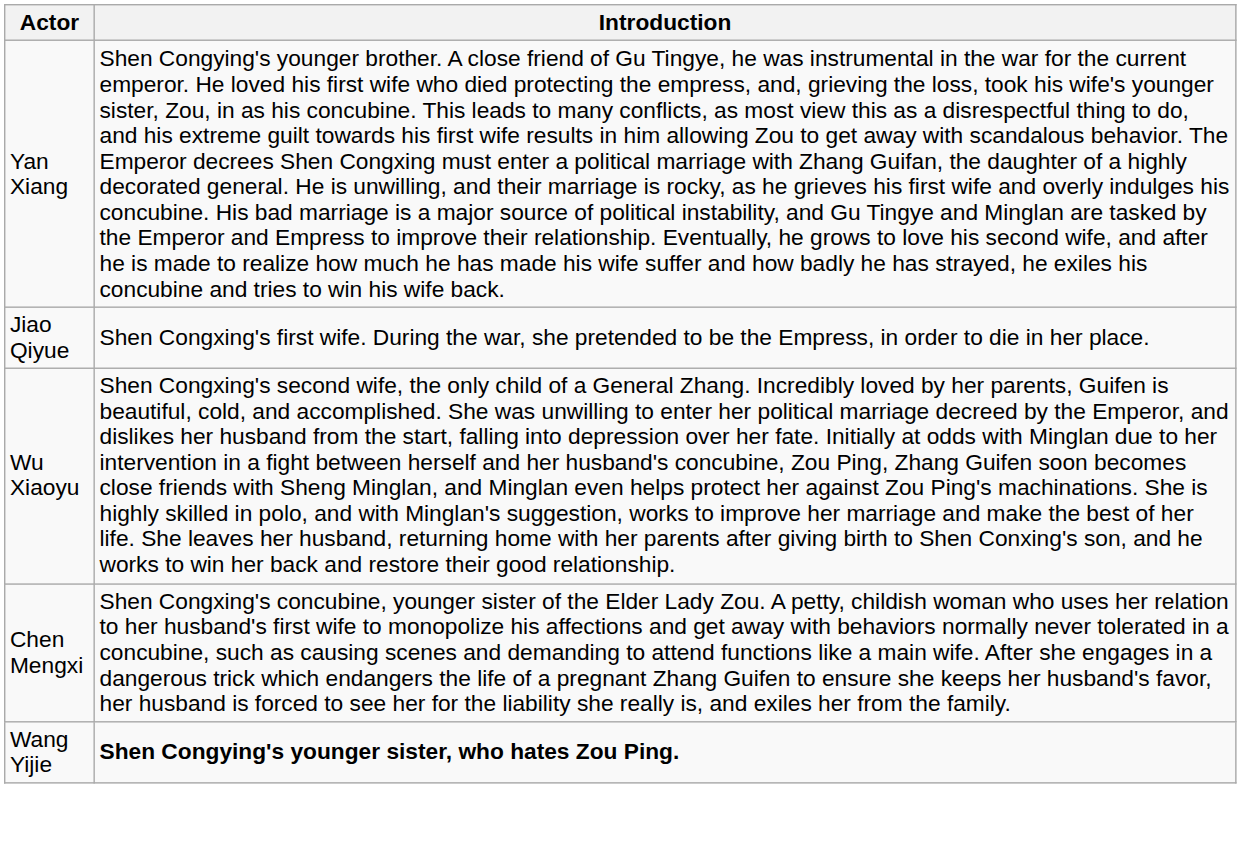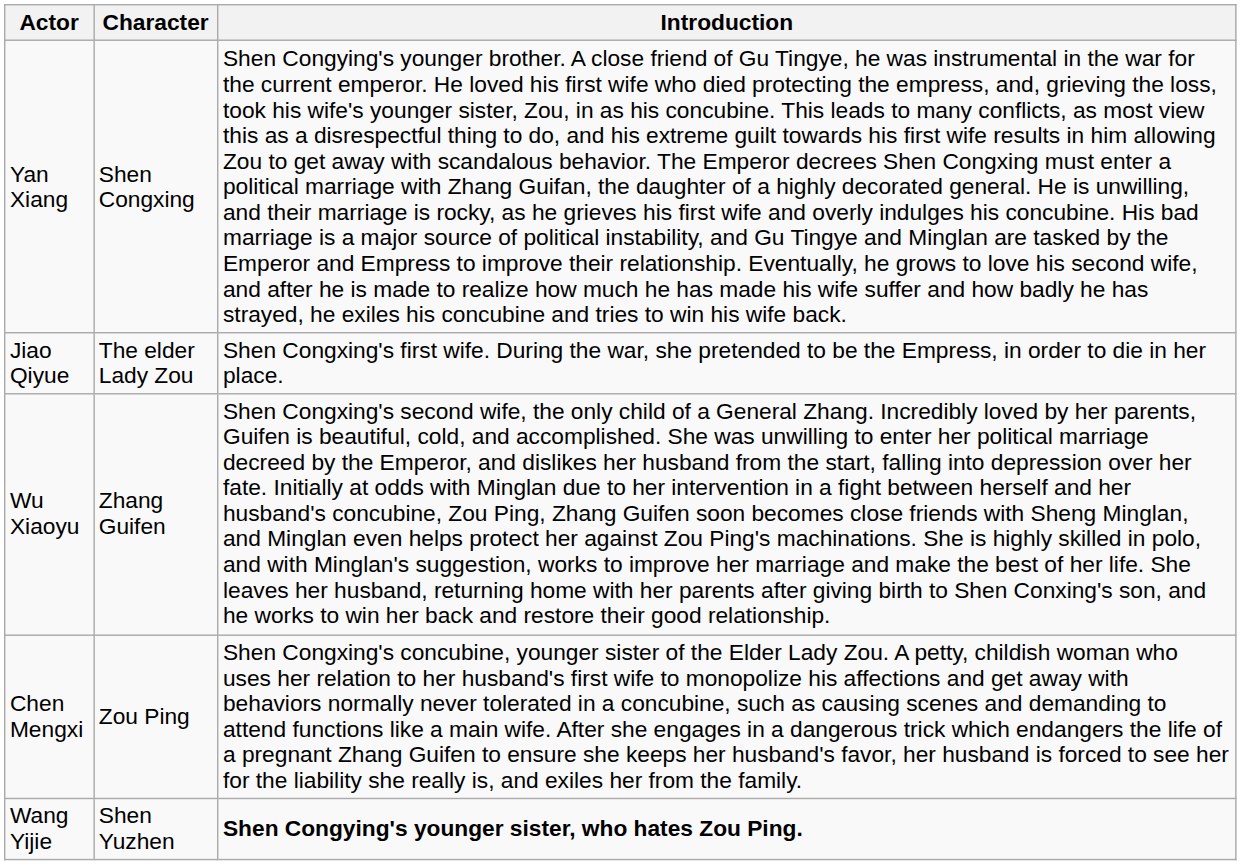+ column: (156, 22)
